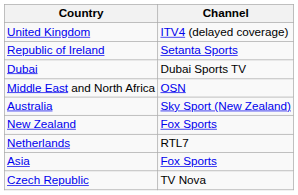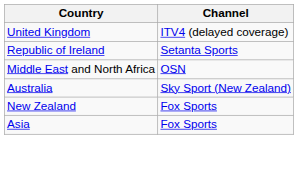- row: (22, 69)
- row: (39, 143)
- row: (48, 180)
